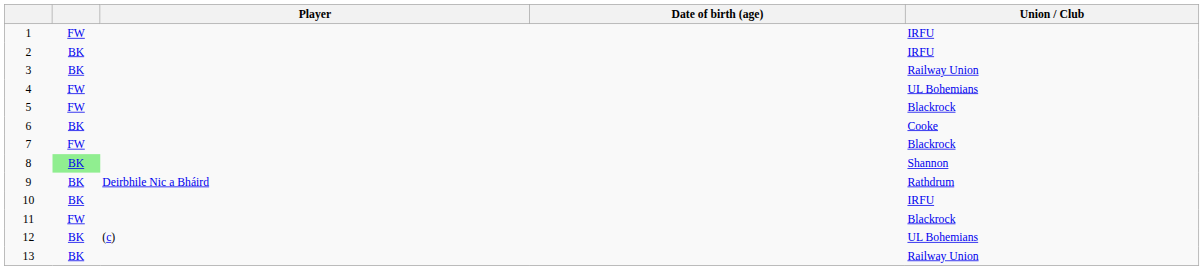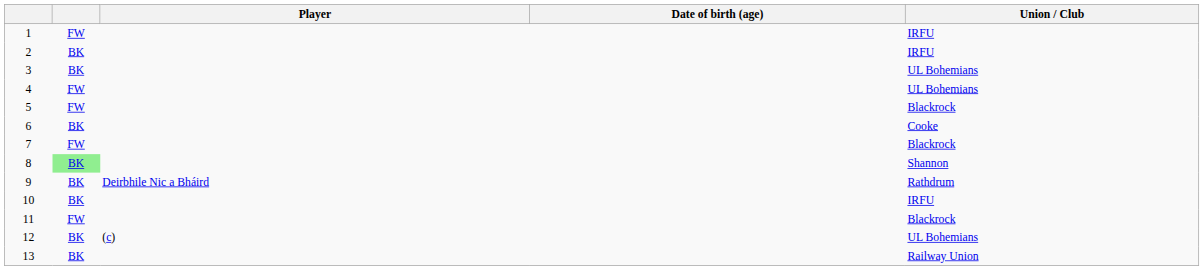(943, 70) Railway Union -> (943, 70) UL Bohemians
